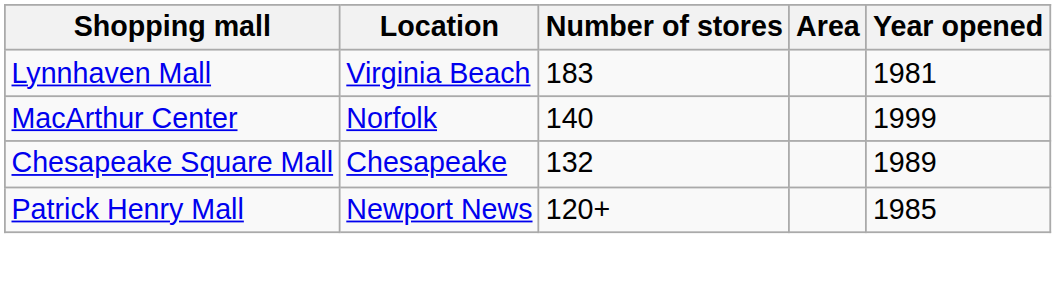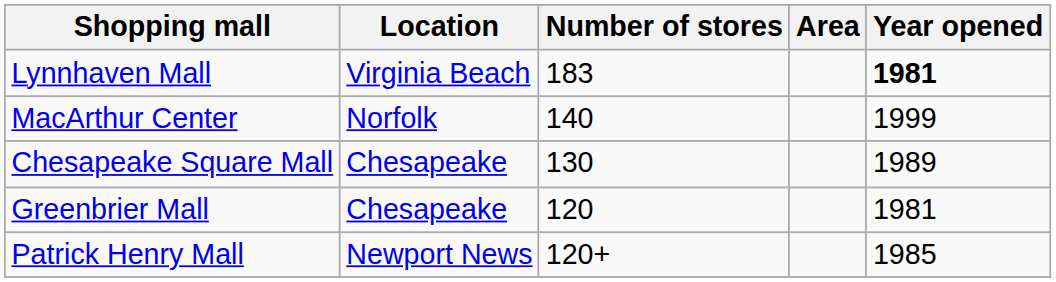(905, 72) normal -> (905, 72) bold
(570, 163) 132 -> (570, 163) 130
+ row: (110, 208)
